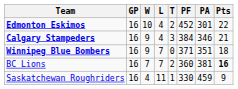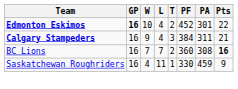(133, 25) normal -> (133, 25) bold
(205, 38) 346 -> (205, 38) 311
- row: (58, 51)
(205, 65) 381 -> (205, 51) 308
